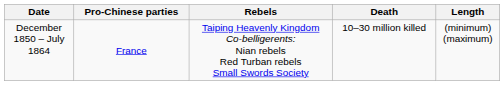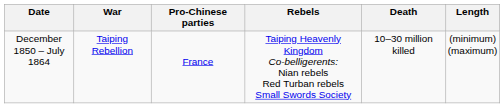+ column: (112, 12)
